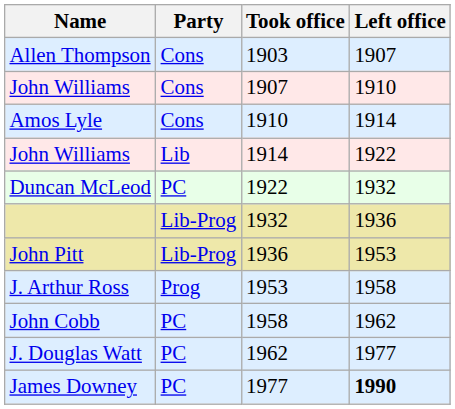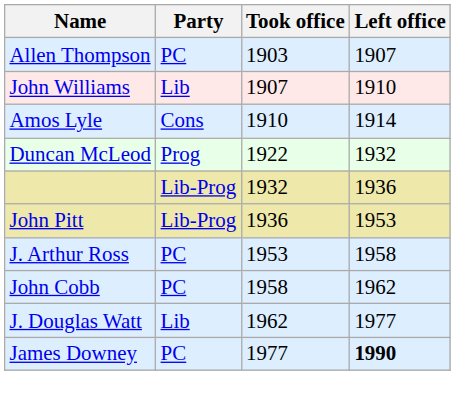(182, 54) Cons -> (173, 54) PC
(182, 87) Cons -> (175, 87) Lib
- row: (70, 154)
(173, 187) PC -> (180, 154) Prog
(180, 287) Prog -> (173, 253) PC
(173, 353) PC -> (175, 320) Lib
